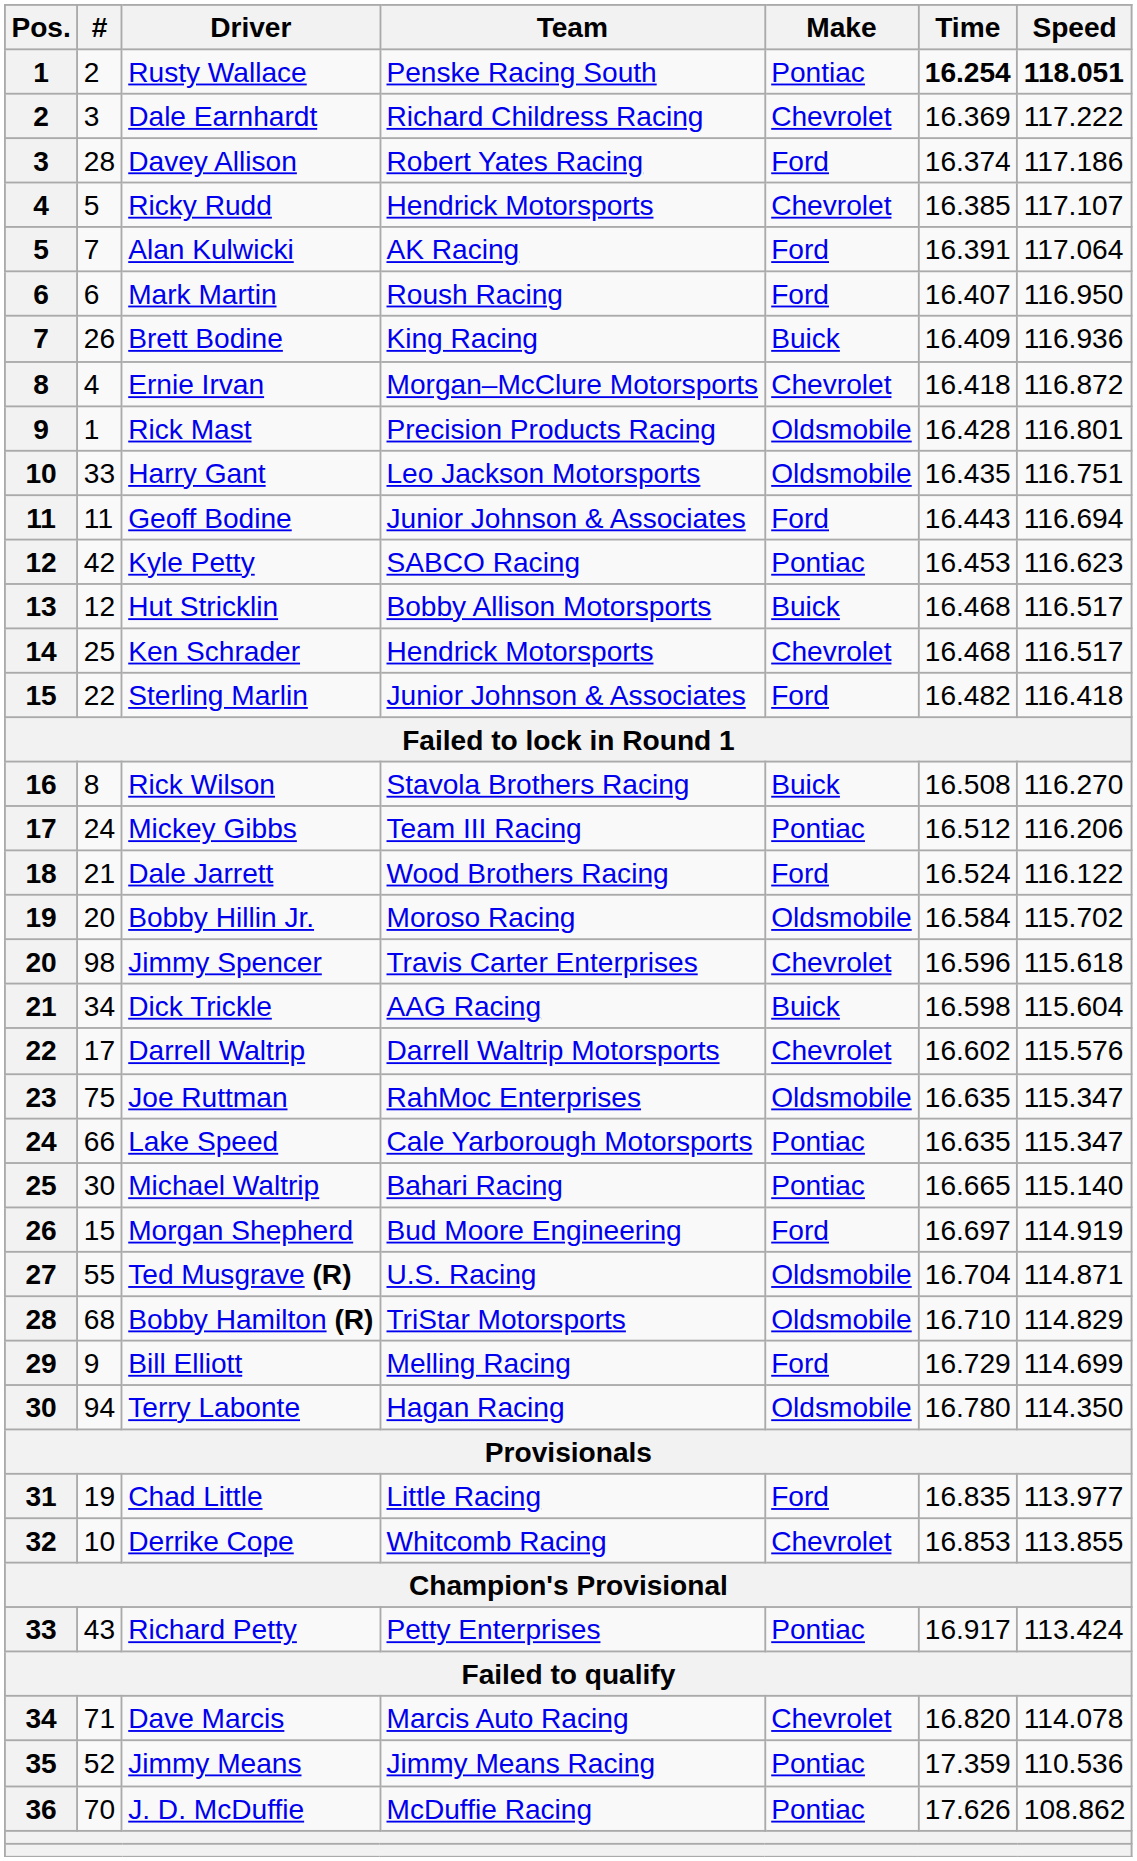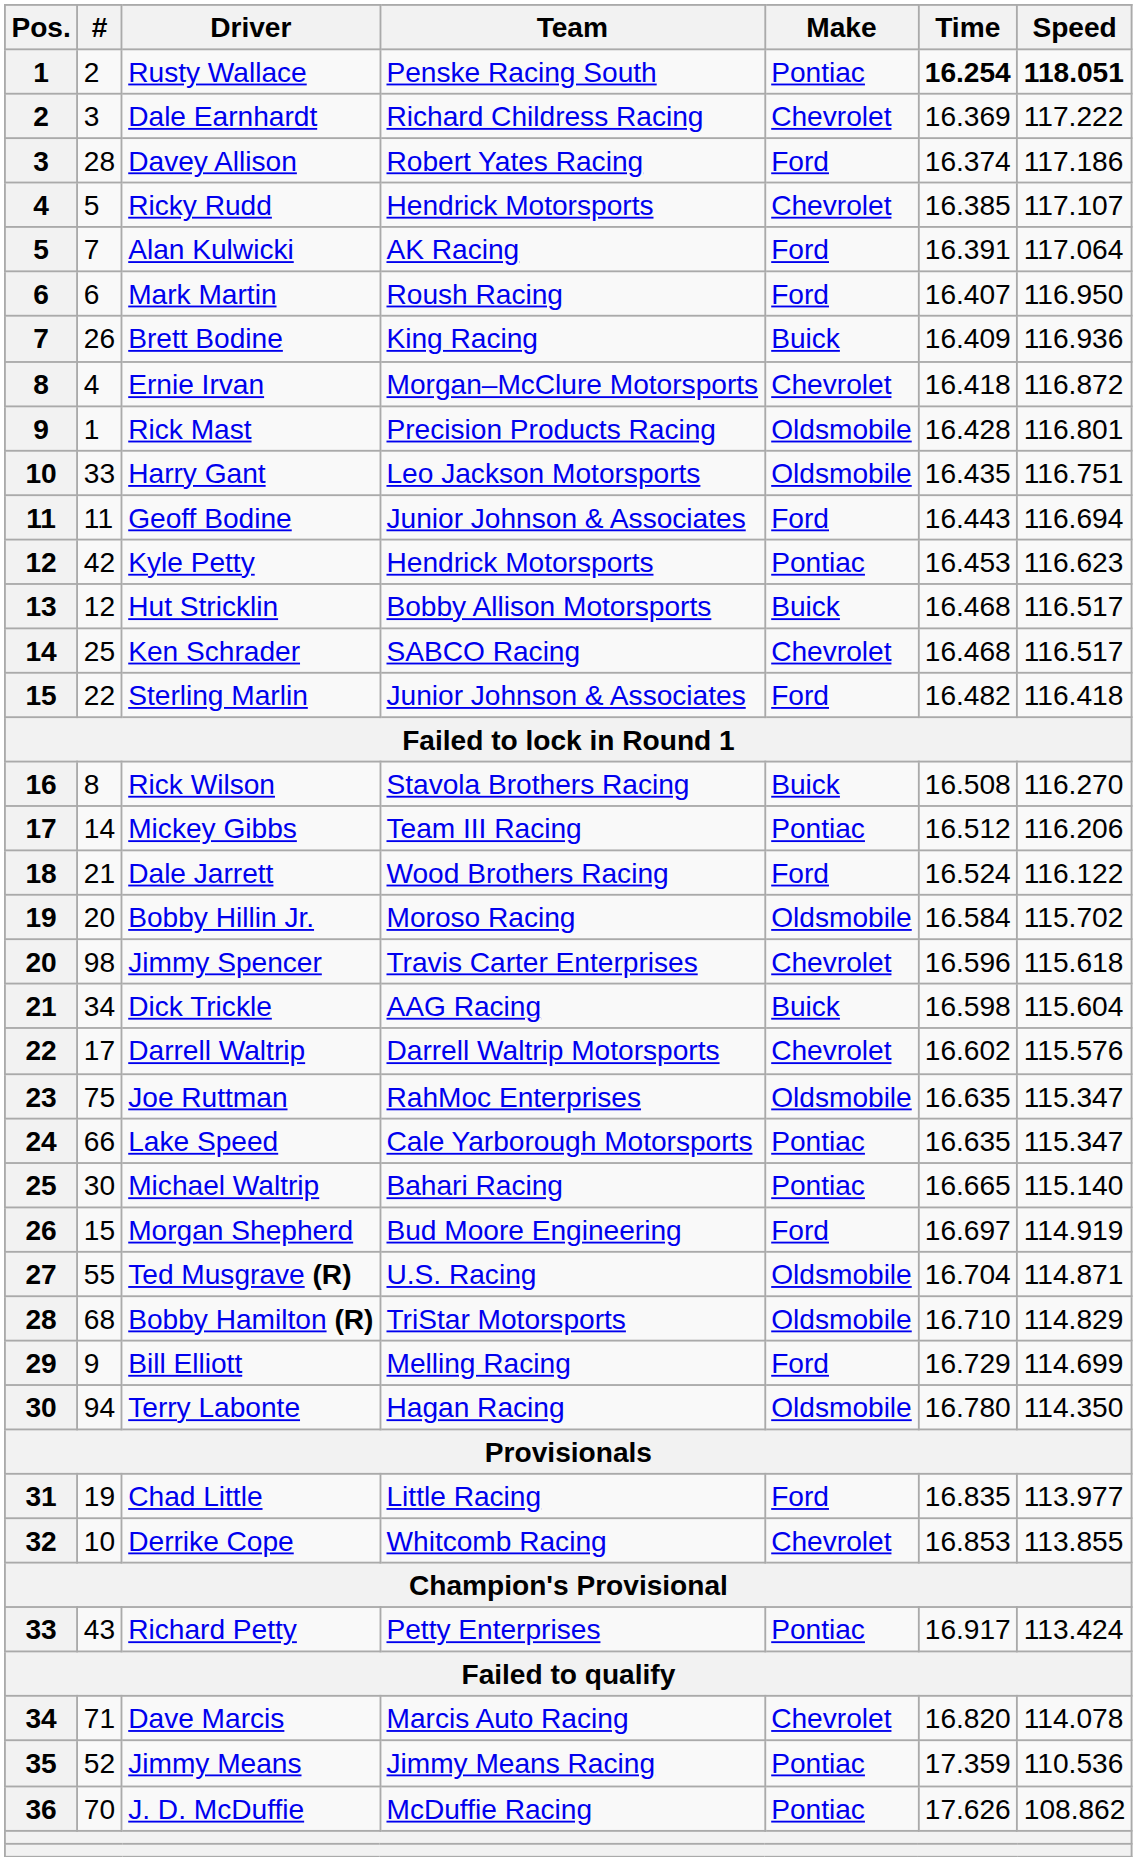(483, 562) SABCO Racing -> (520, 562) Hendrick Motorsports
(520, 651) Hendrick Motorsports -> (483, 651) SABCO Racing
(100, 829) 24 -> (100, 829) 14
